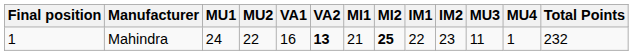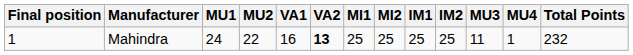(355, 38) 21 -> (355, 38) 25
(386, 38) bold -> (386, 38) normal
(416, 38) 22 -> (416, 38) 25
(447, 38) 23 -> (447, 38) 25
